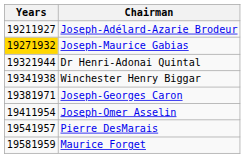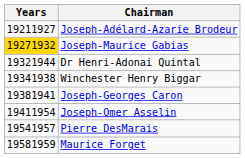(31, 95) 19381971 -> (31, 95) 19381941
